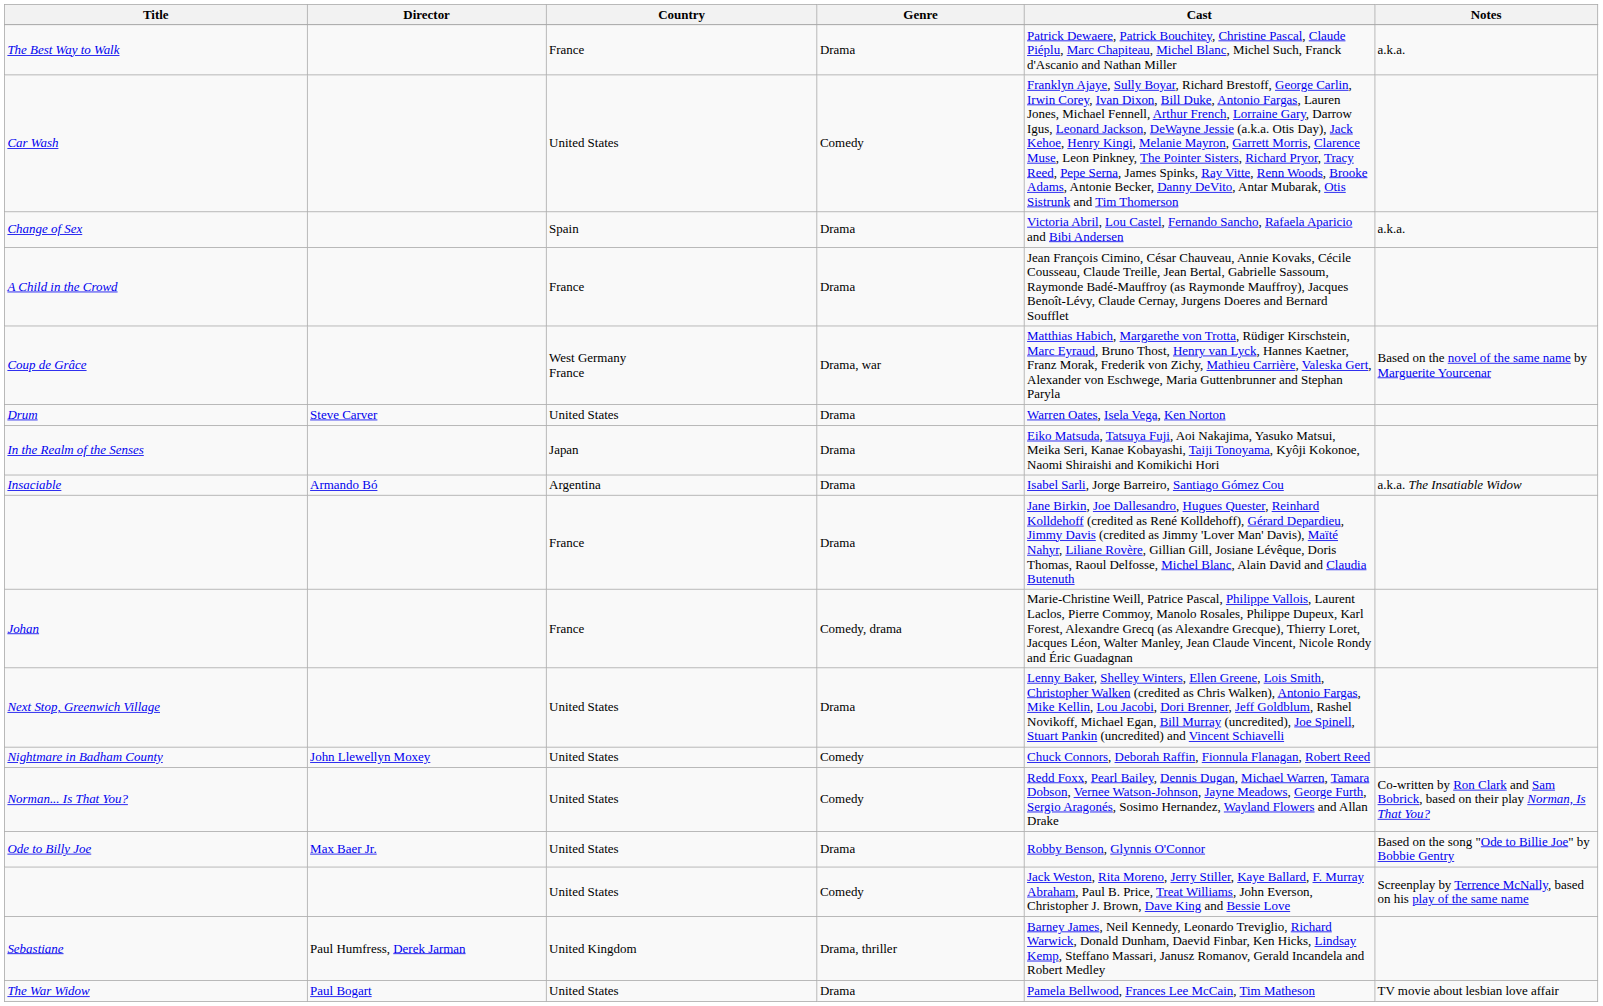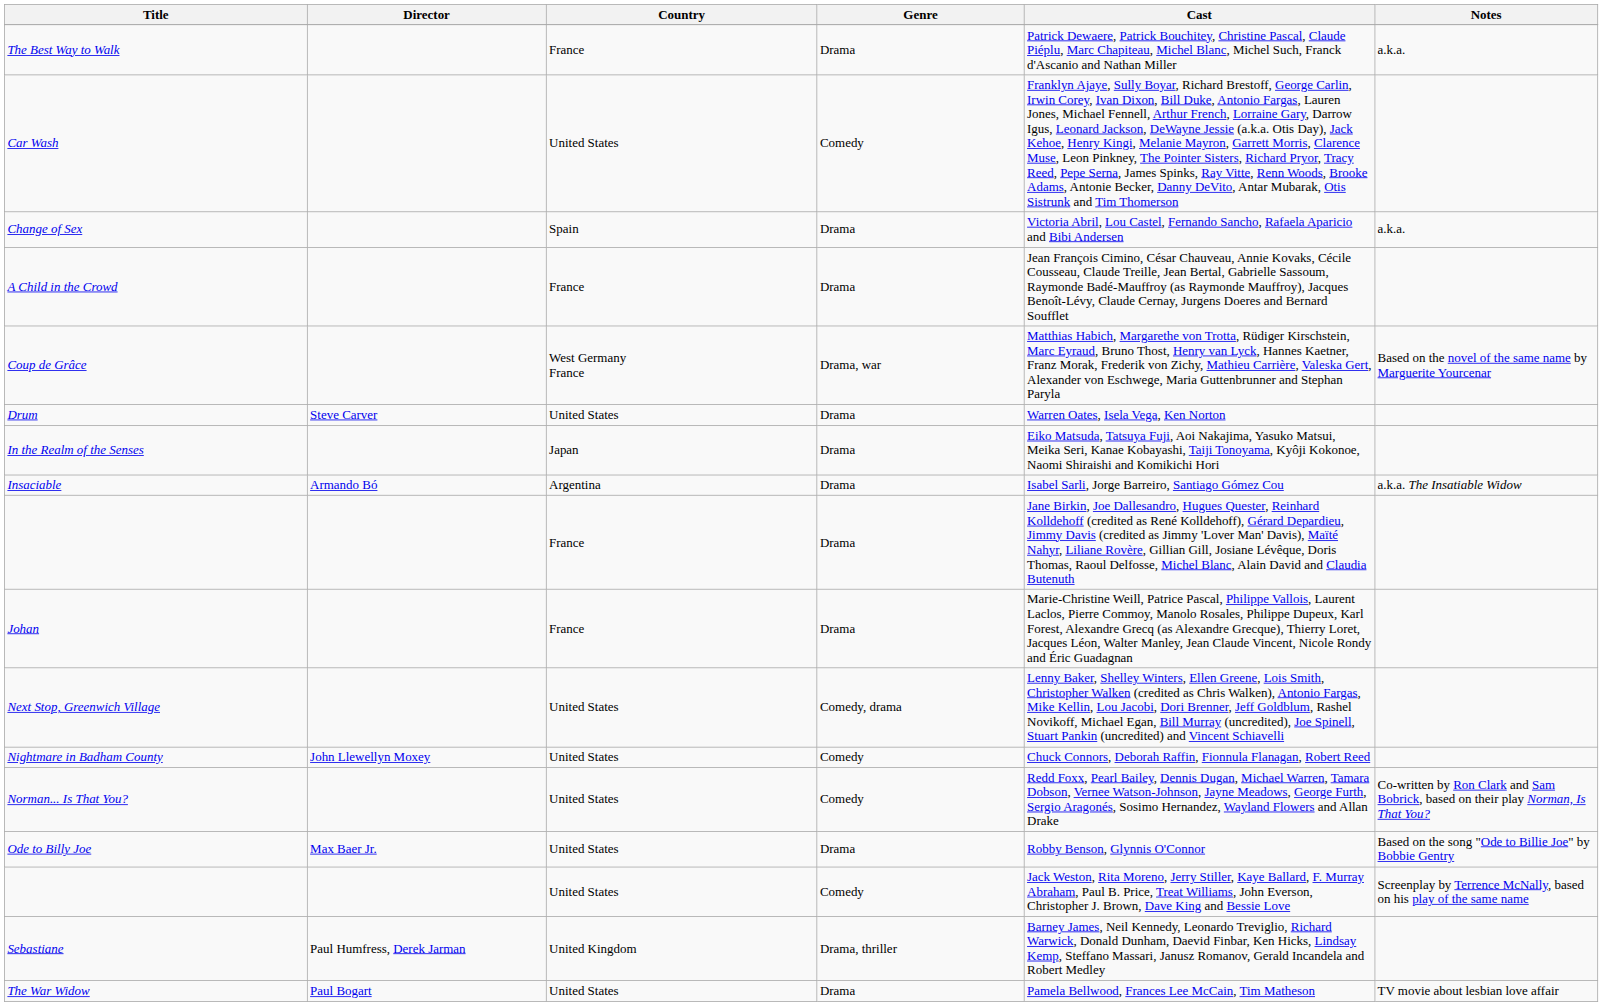(861, 628) Comedy, drama -> (838, 628) Drama
(838, 707) Drama -> (861, 707) Comedy, drama
